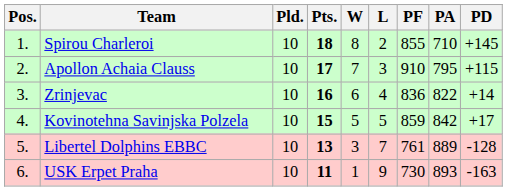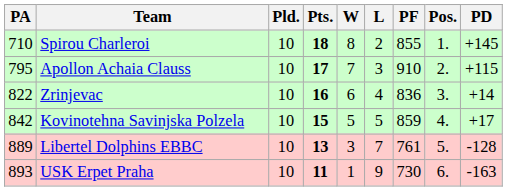columns swapped: (23, 17) <-> (445, 17)
